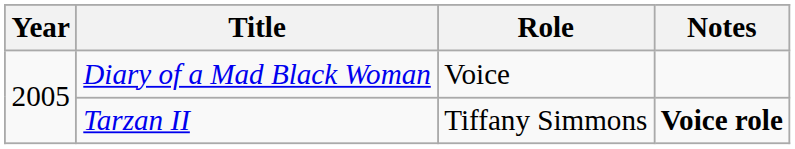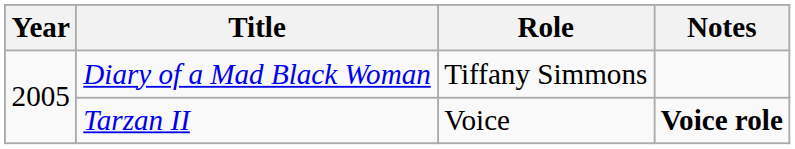(477, 73) Voice -> (546, 73) Tiffany Simmons
(546, 119) Tiffany Simmons -> (477, 119) Voice
